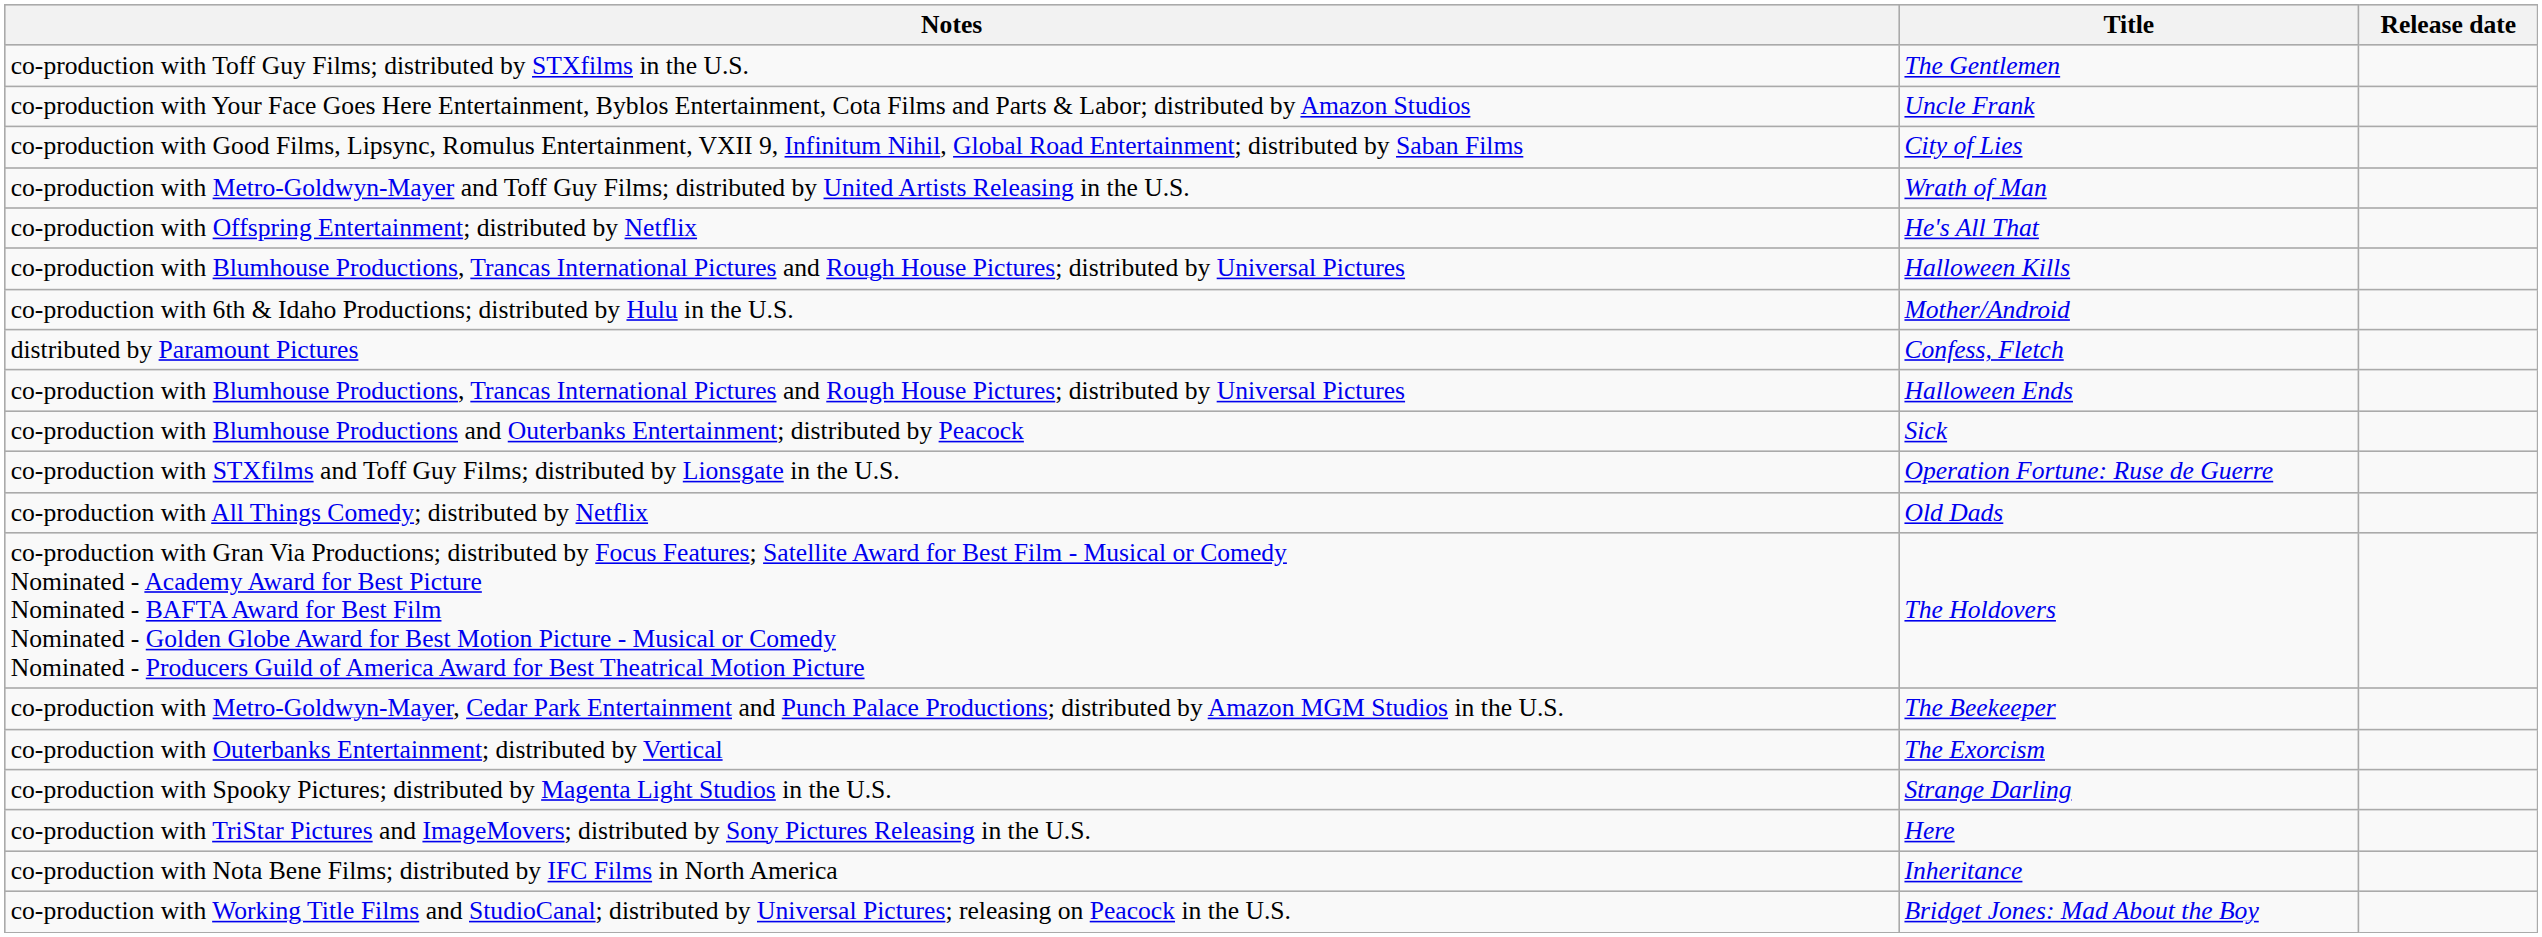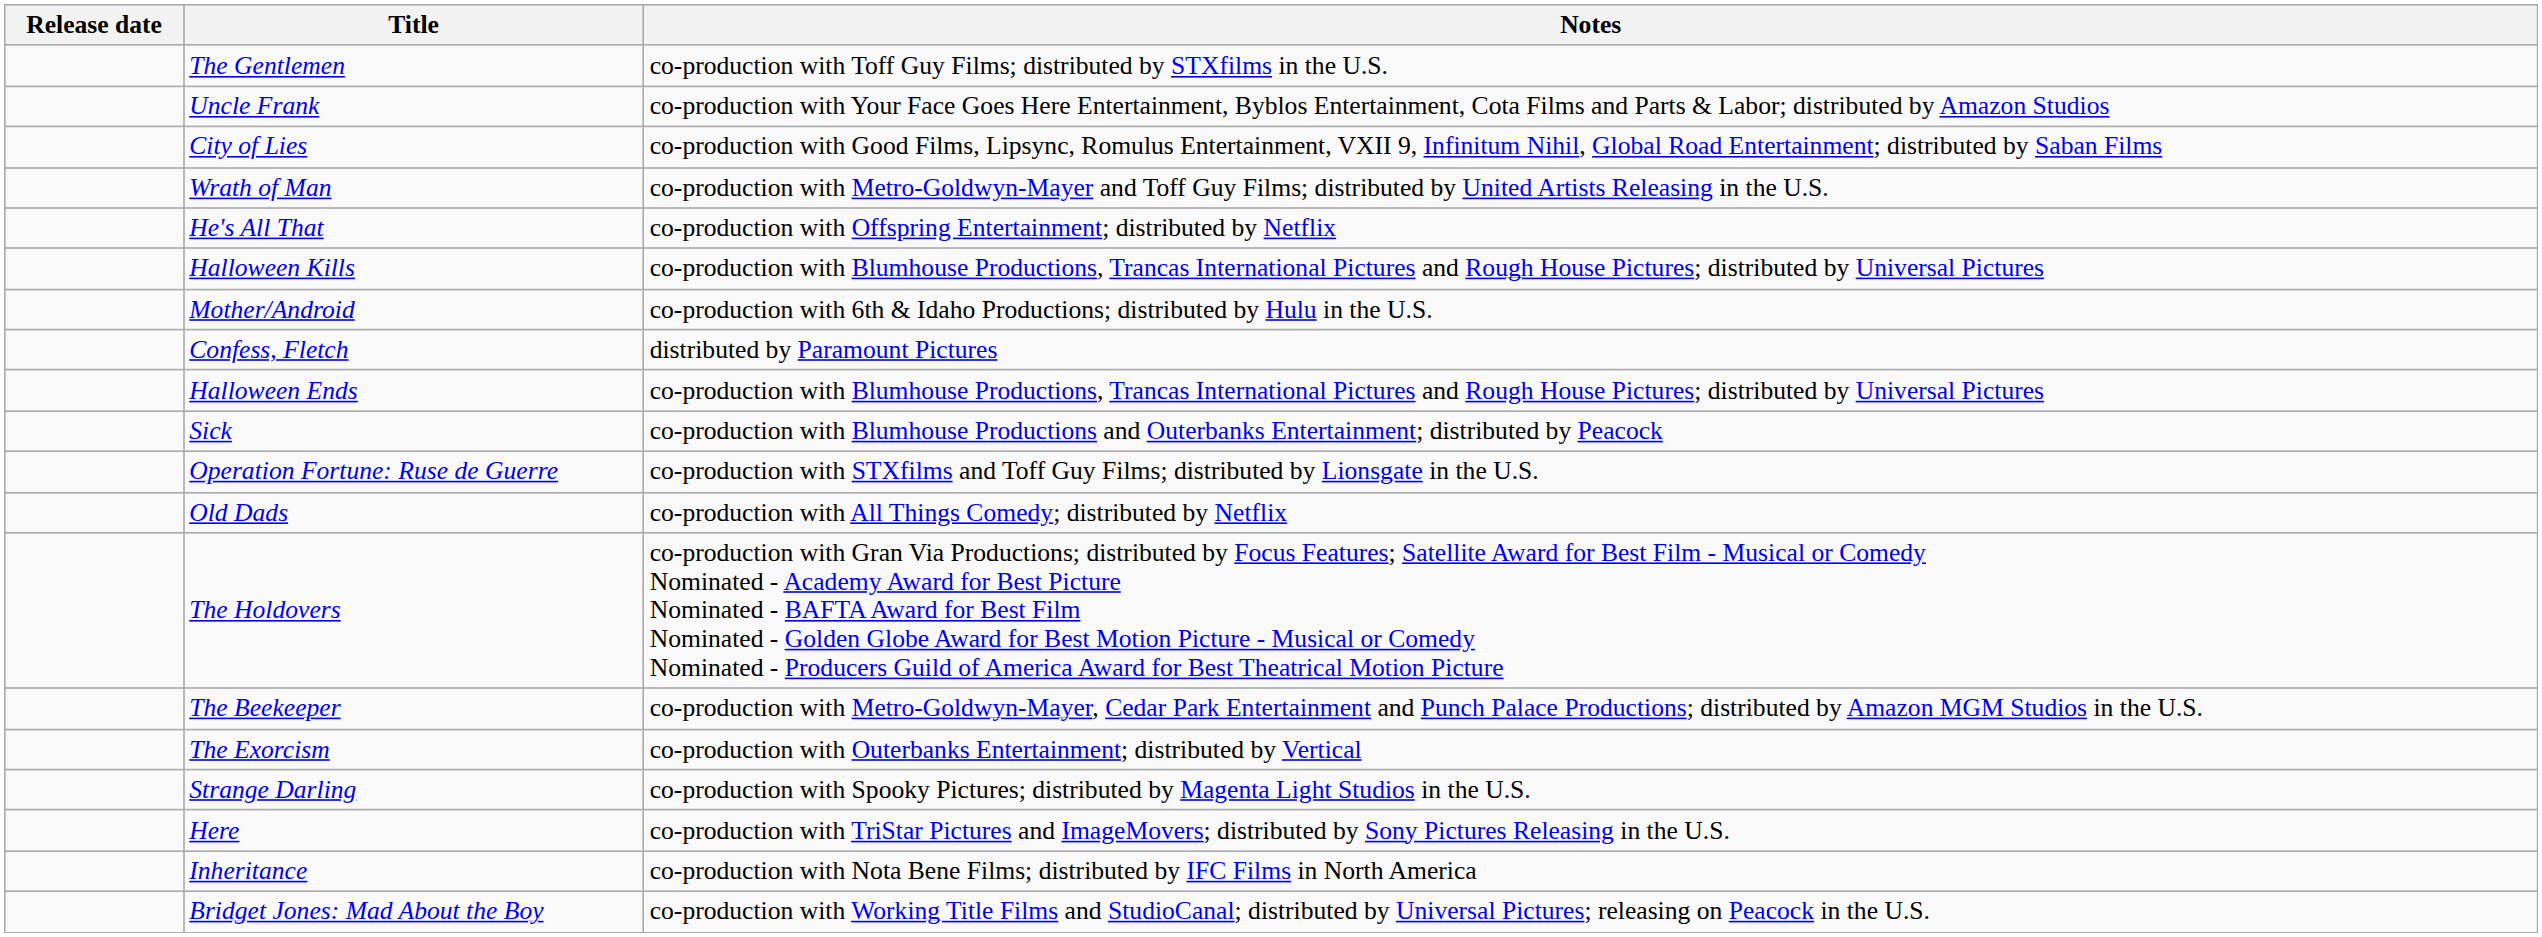columns swapped: (2448, 24) <-> (952, 24)
